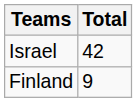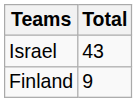(93, 50) 42 -> (93, 50) 43
